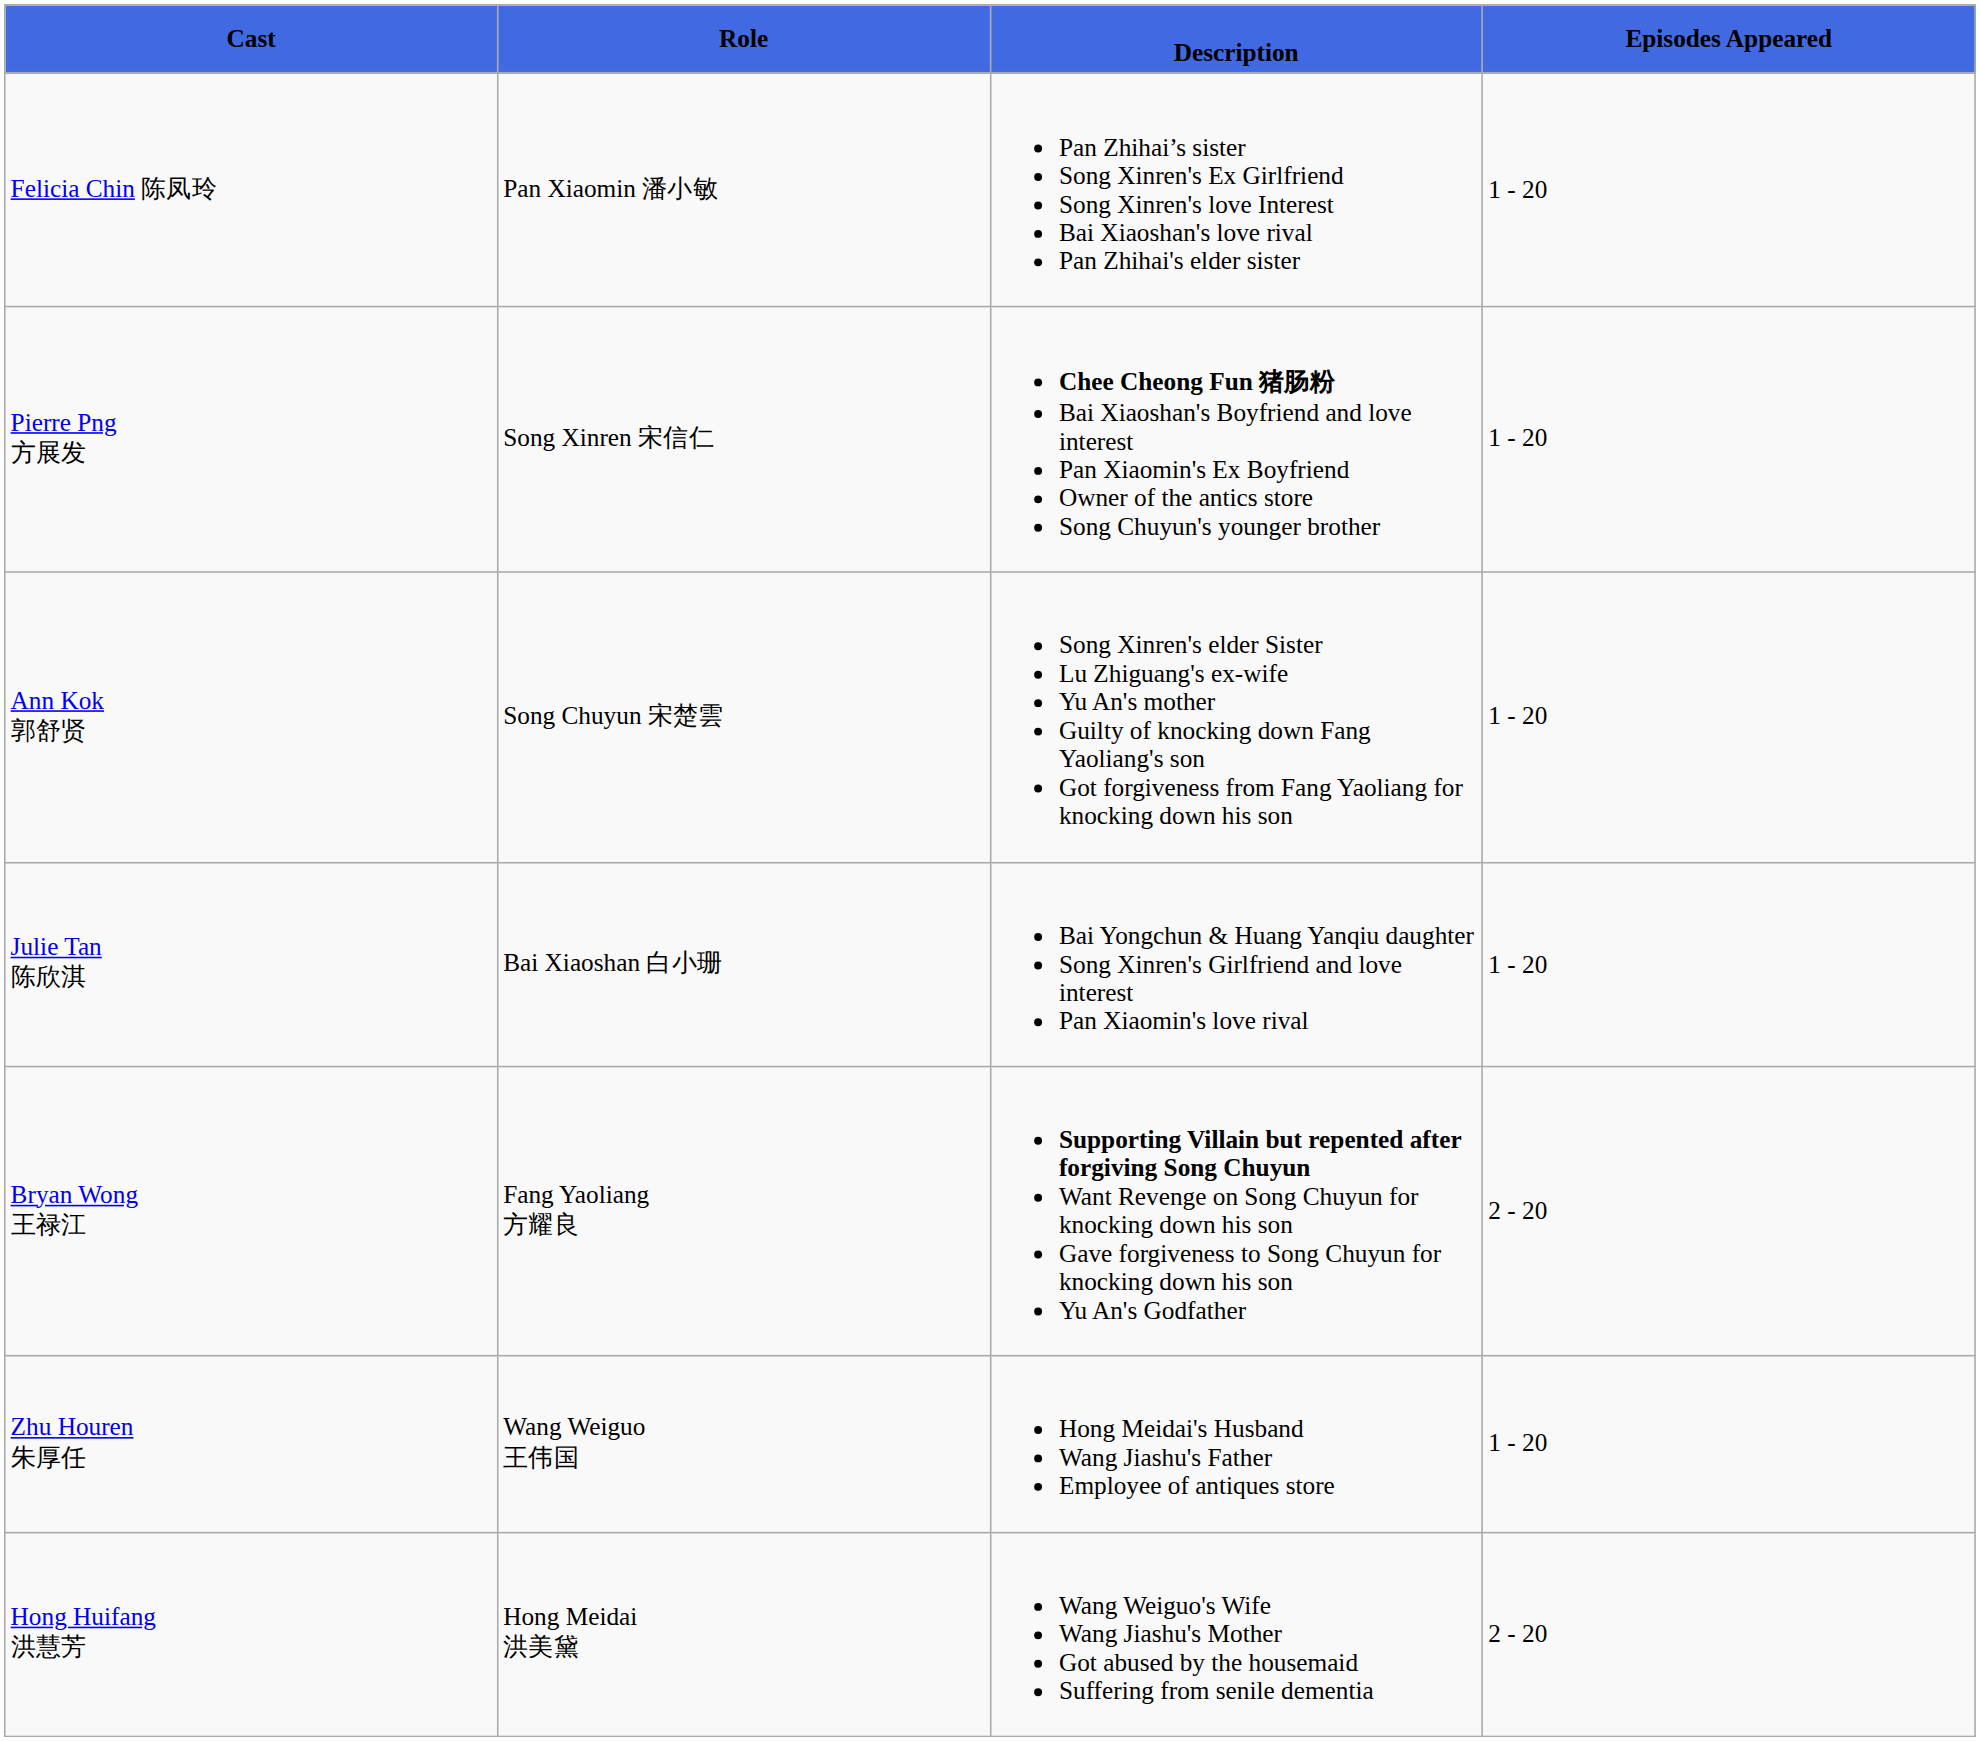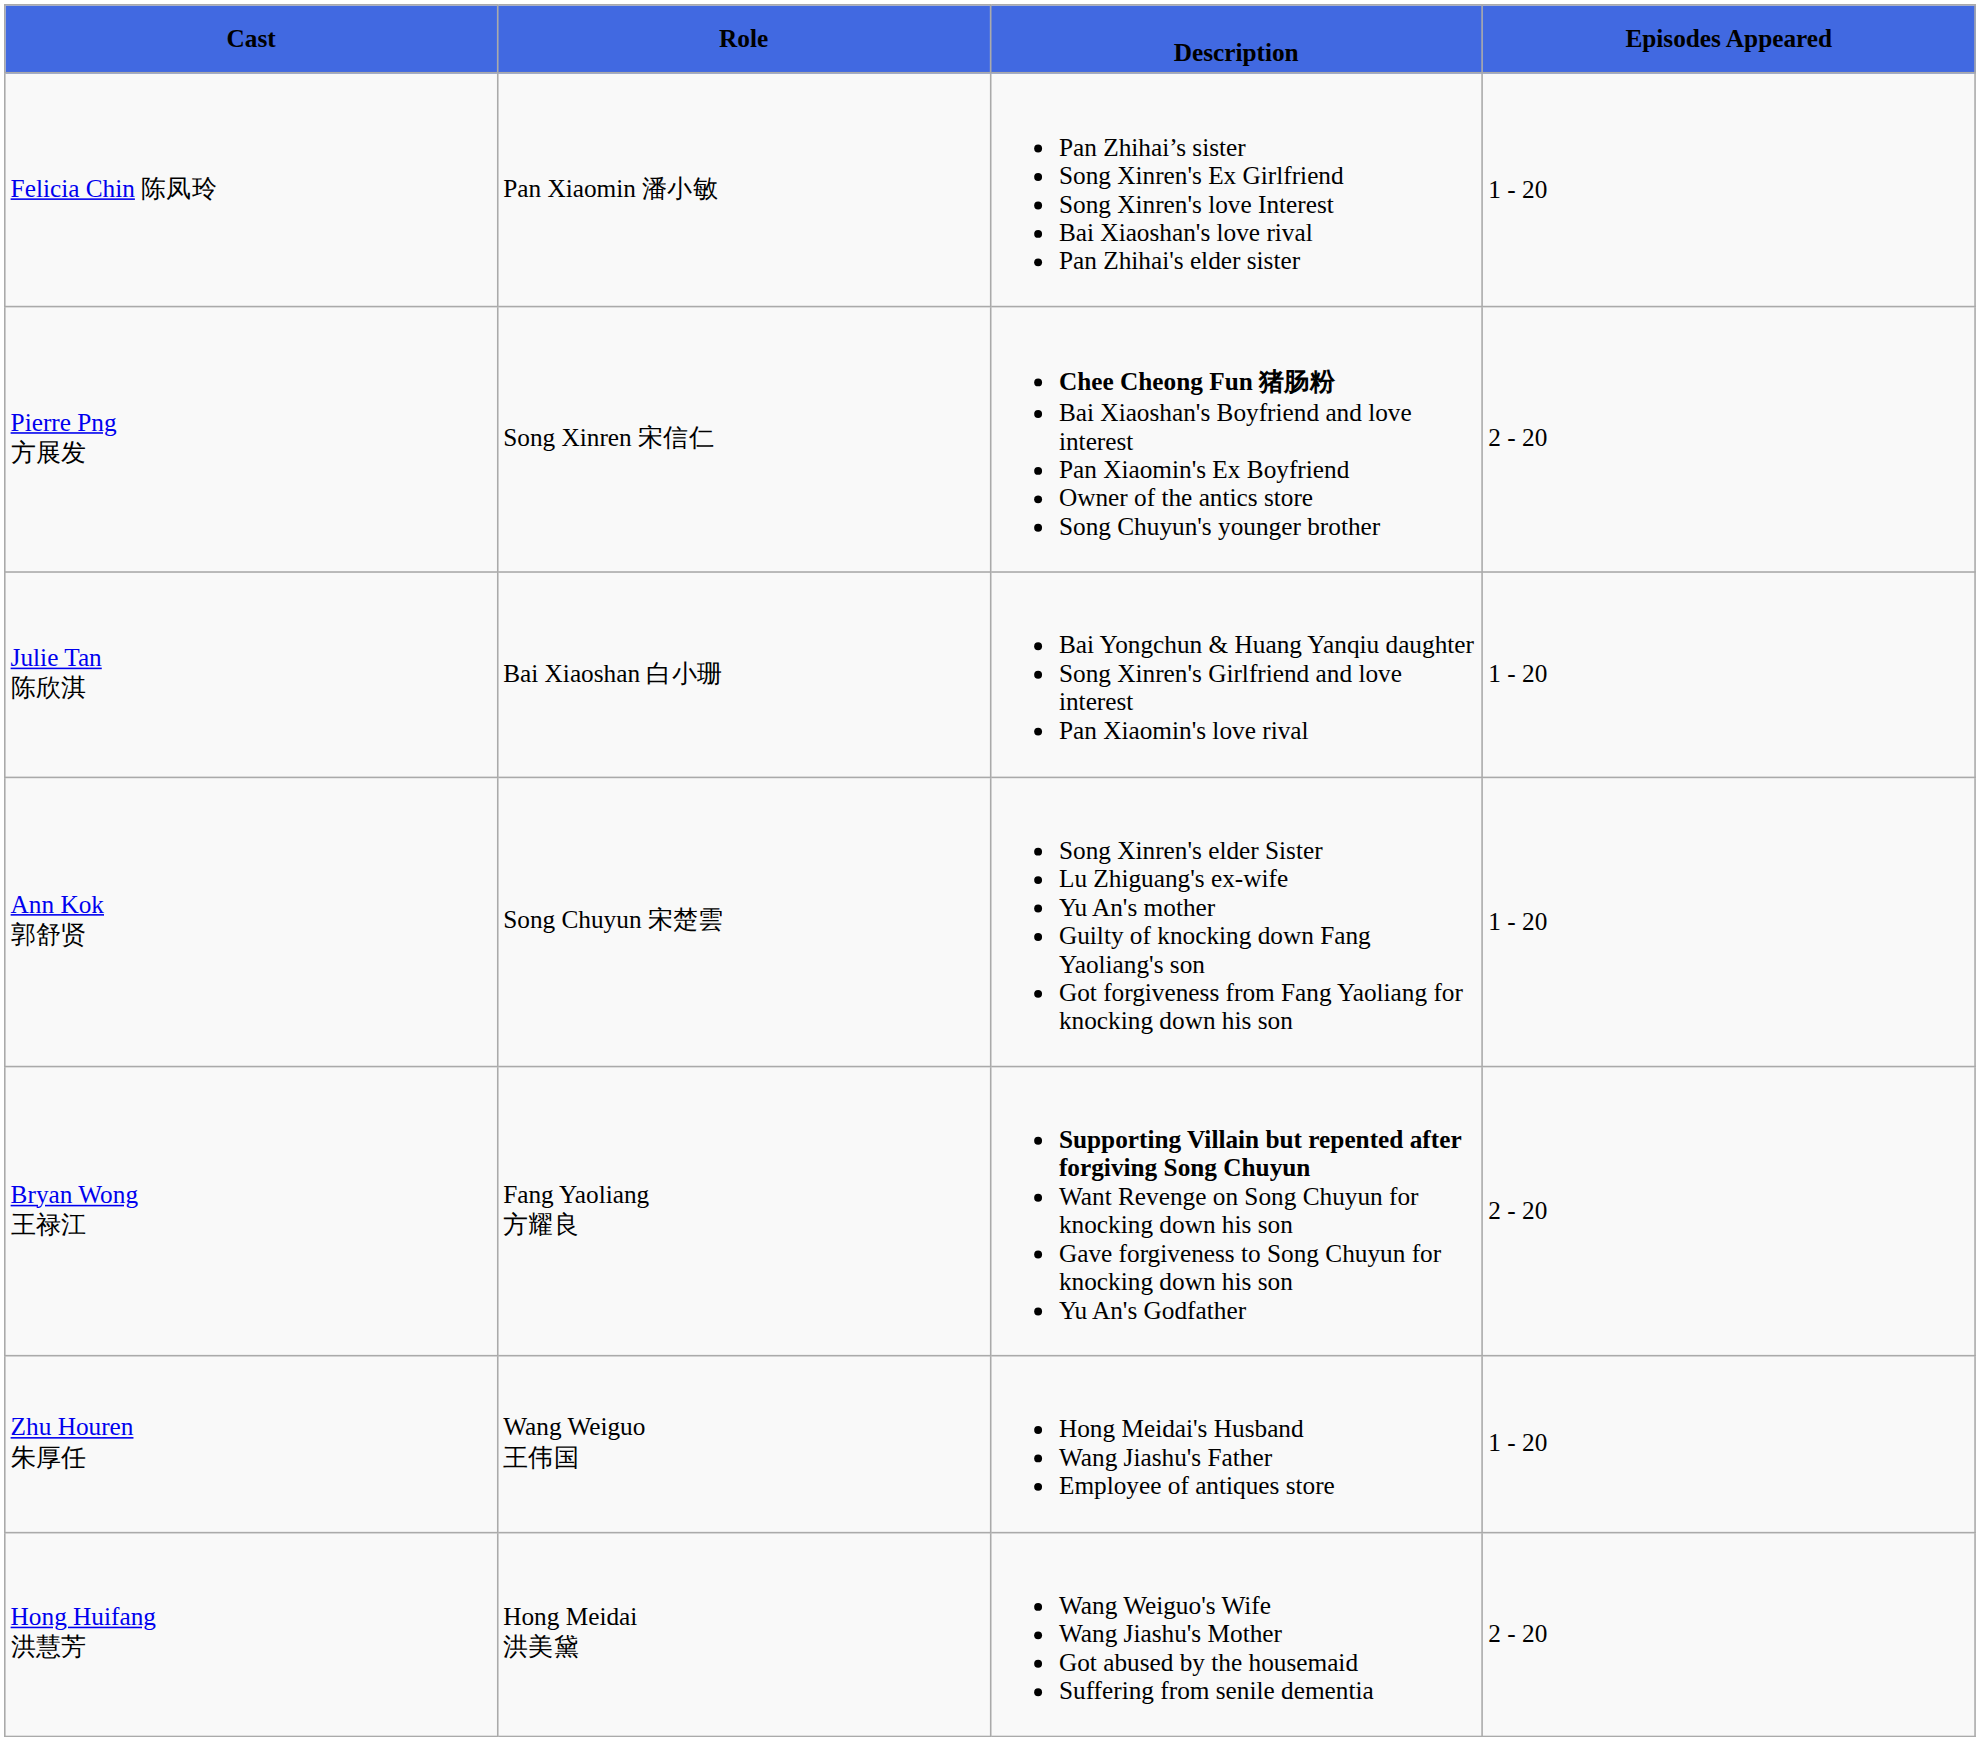(1518, 438) 1 - 20 -> (1518, 438) 2 - 20
rows swapped: (56, 962) <-> (57, 715)
